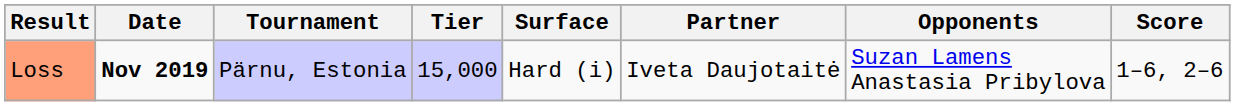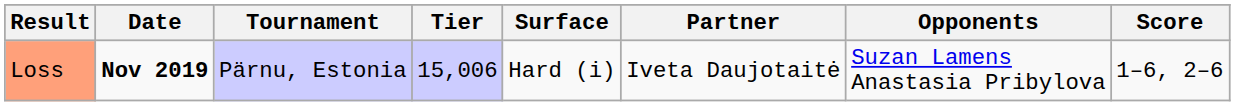(457, 70) 15,000 -> (457, 70) 15,006
